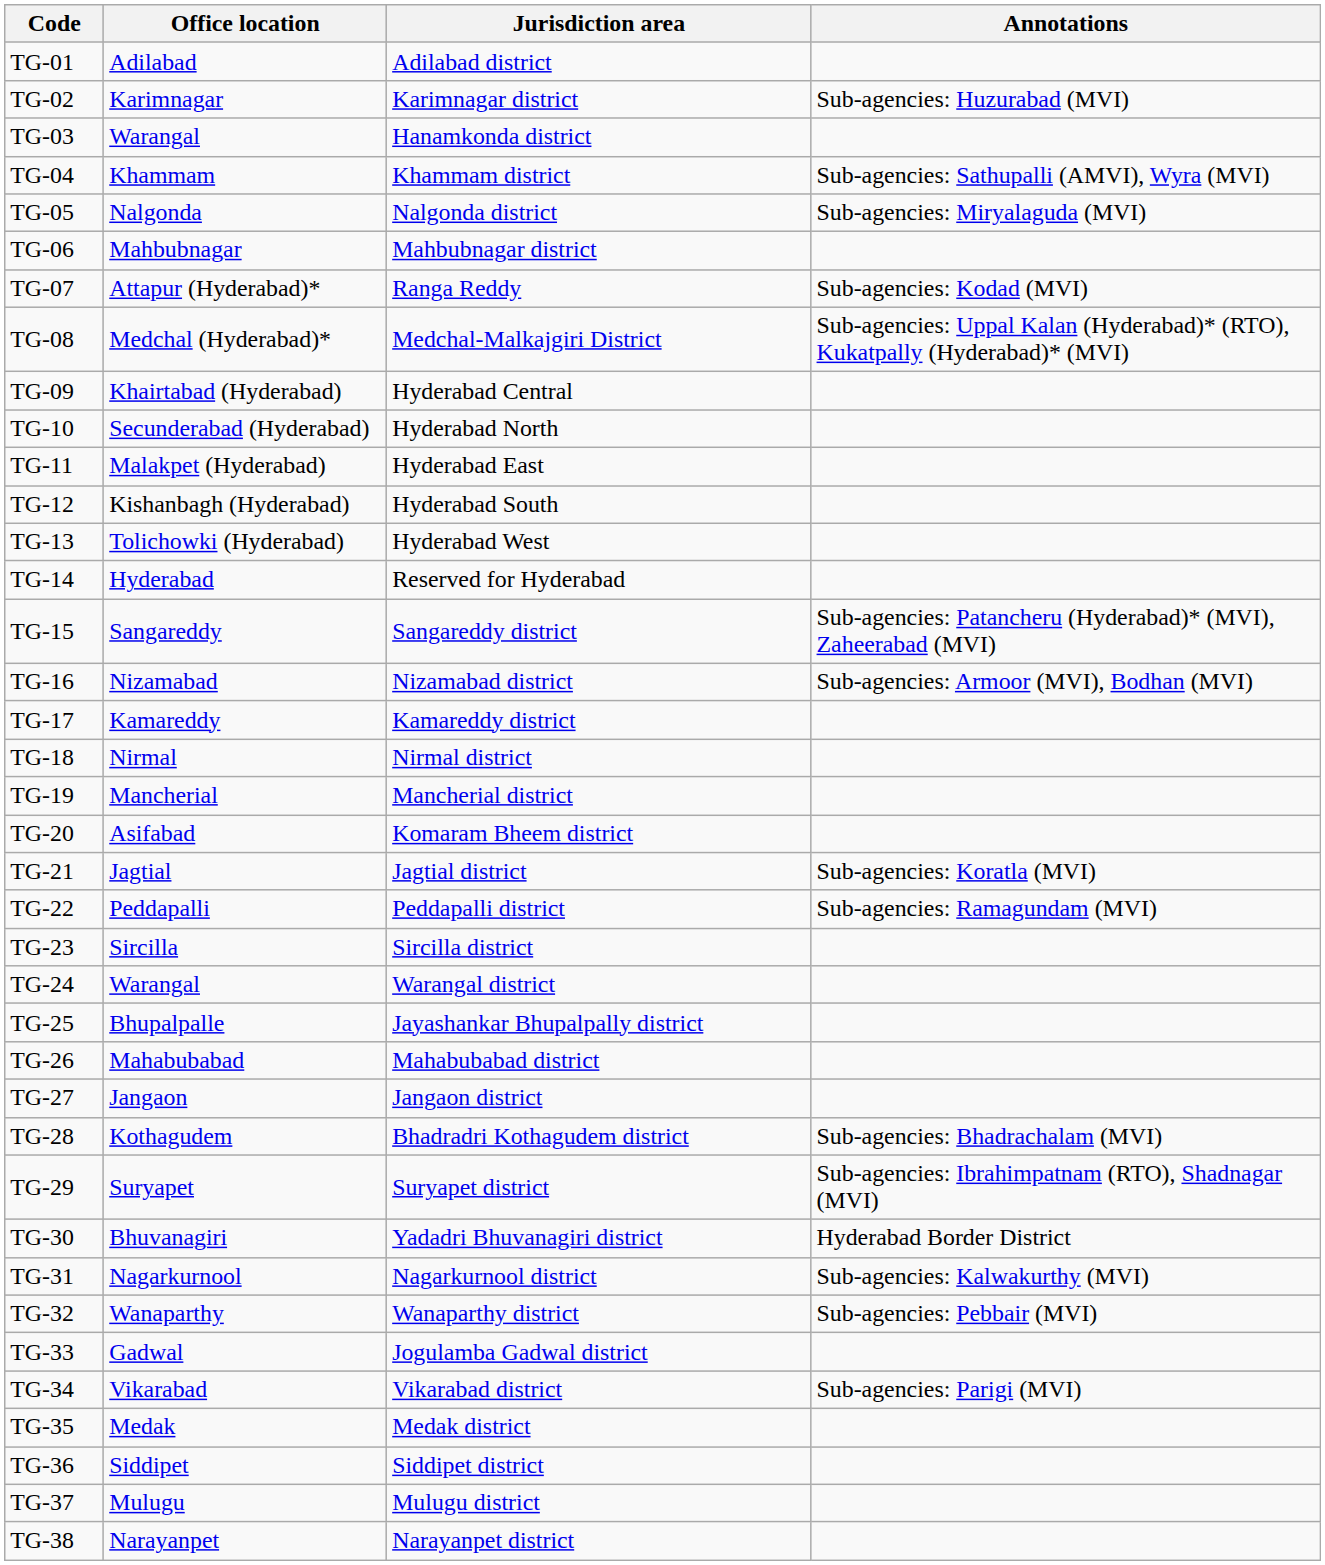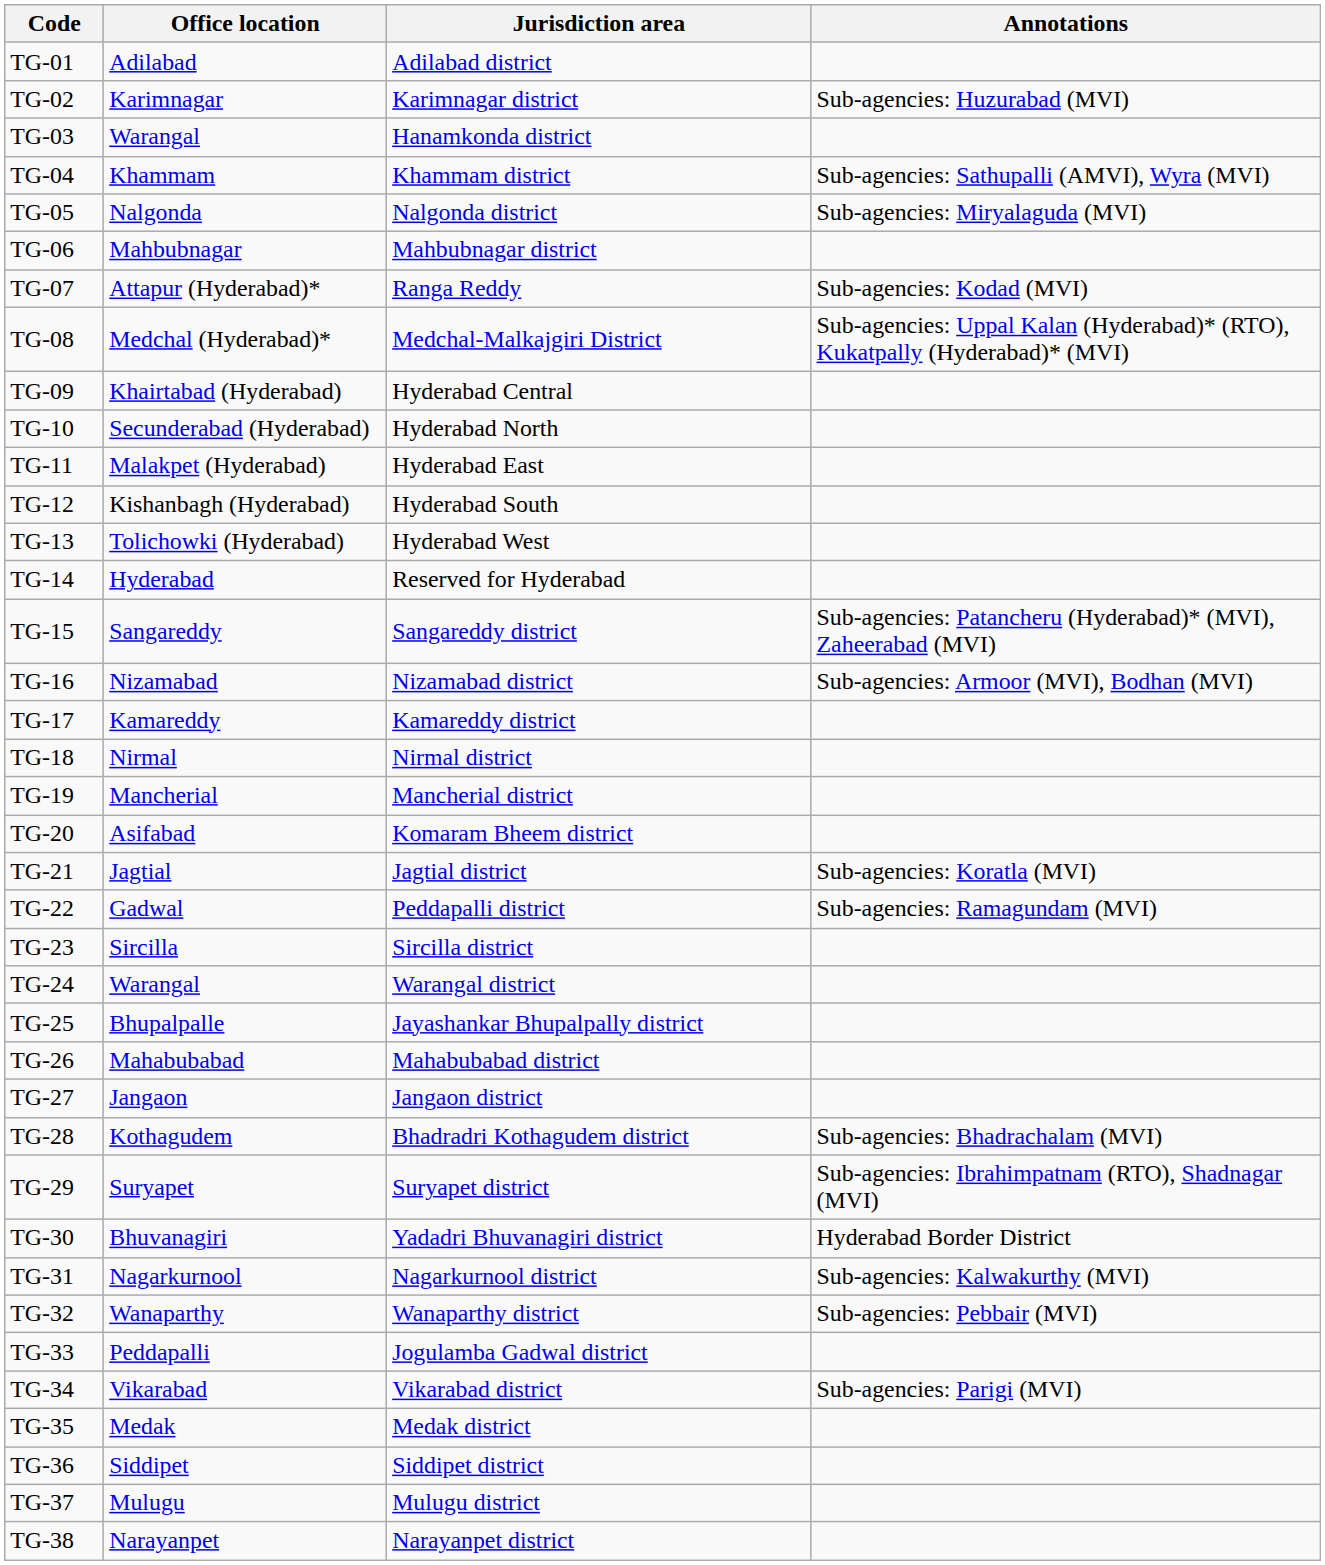(160, 908) Peddapalli -> (146, 908) Gadwal
(146, 1351) Gadwal -> (160, 1351) Peddapalli
